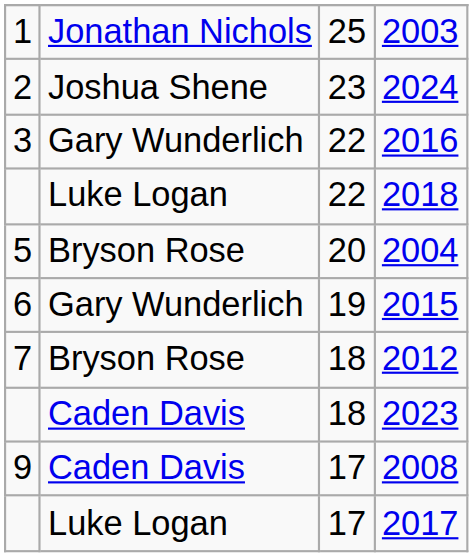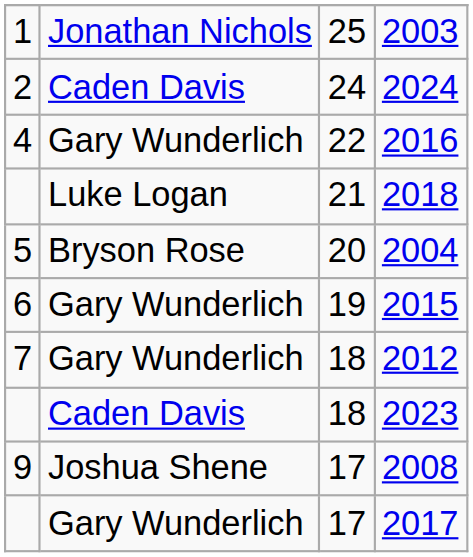(158, 86) Joshua Shene -> (146, 86) Caden Davis
(347, 86) 23 -> (347, 86) 24
(23, 140) 3 -> (23, 140) 4
(347, 195) 22 -> (347, 195) 21
(146, 359) Bryson Rose -> (176, 359) Gary Wunderlich
(146, 468) Caden Davis -> (158, 468) Joshua Shene
(138, 522) Luke Logan -> (176, 522) Gary Wunderlich
